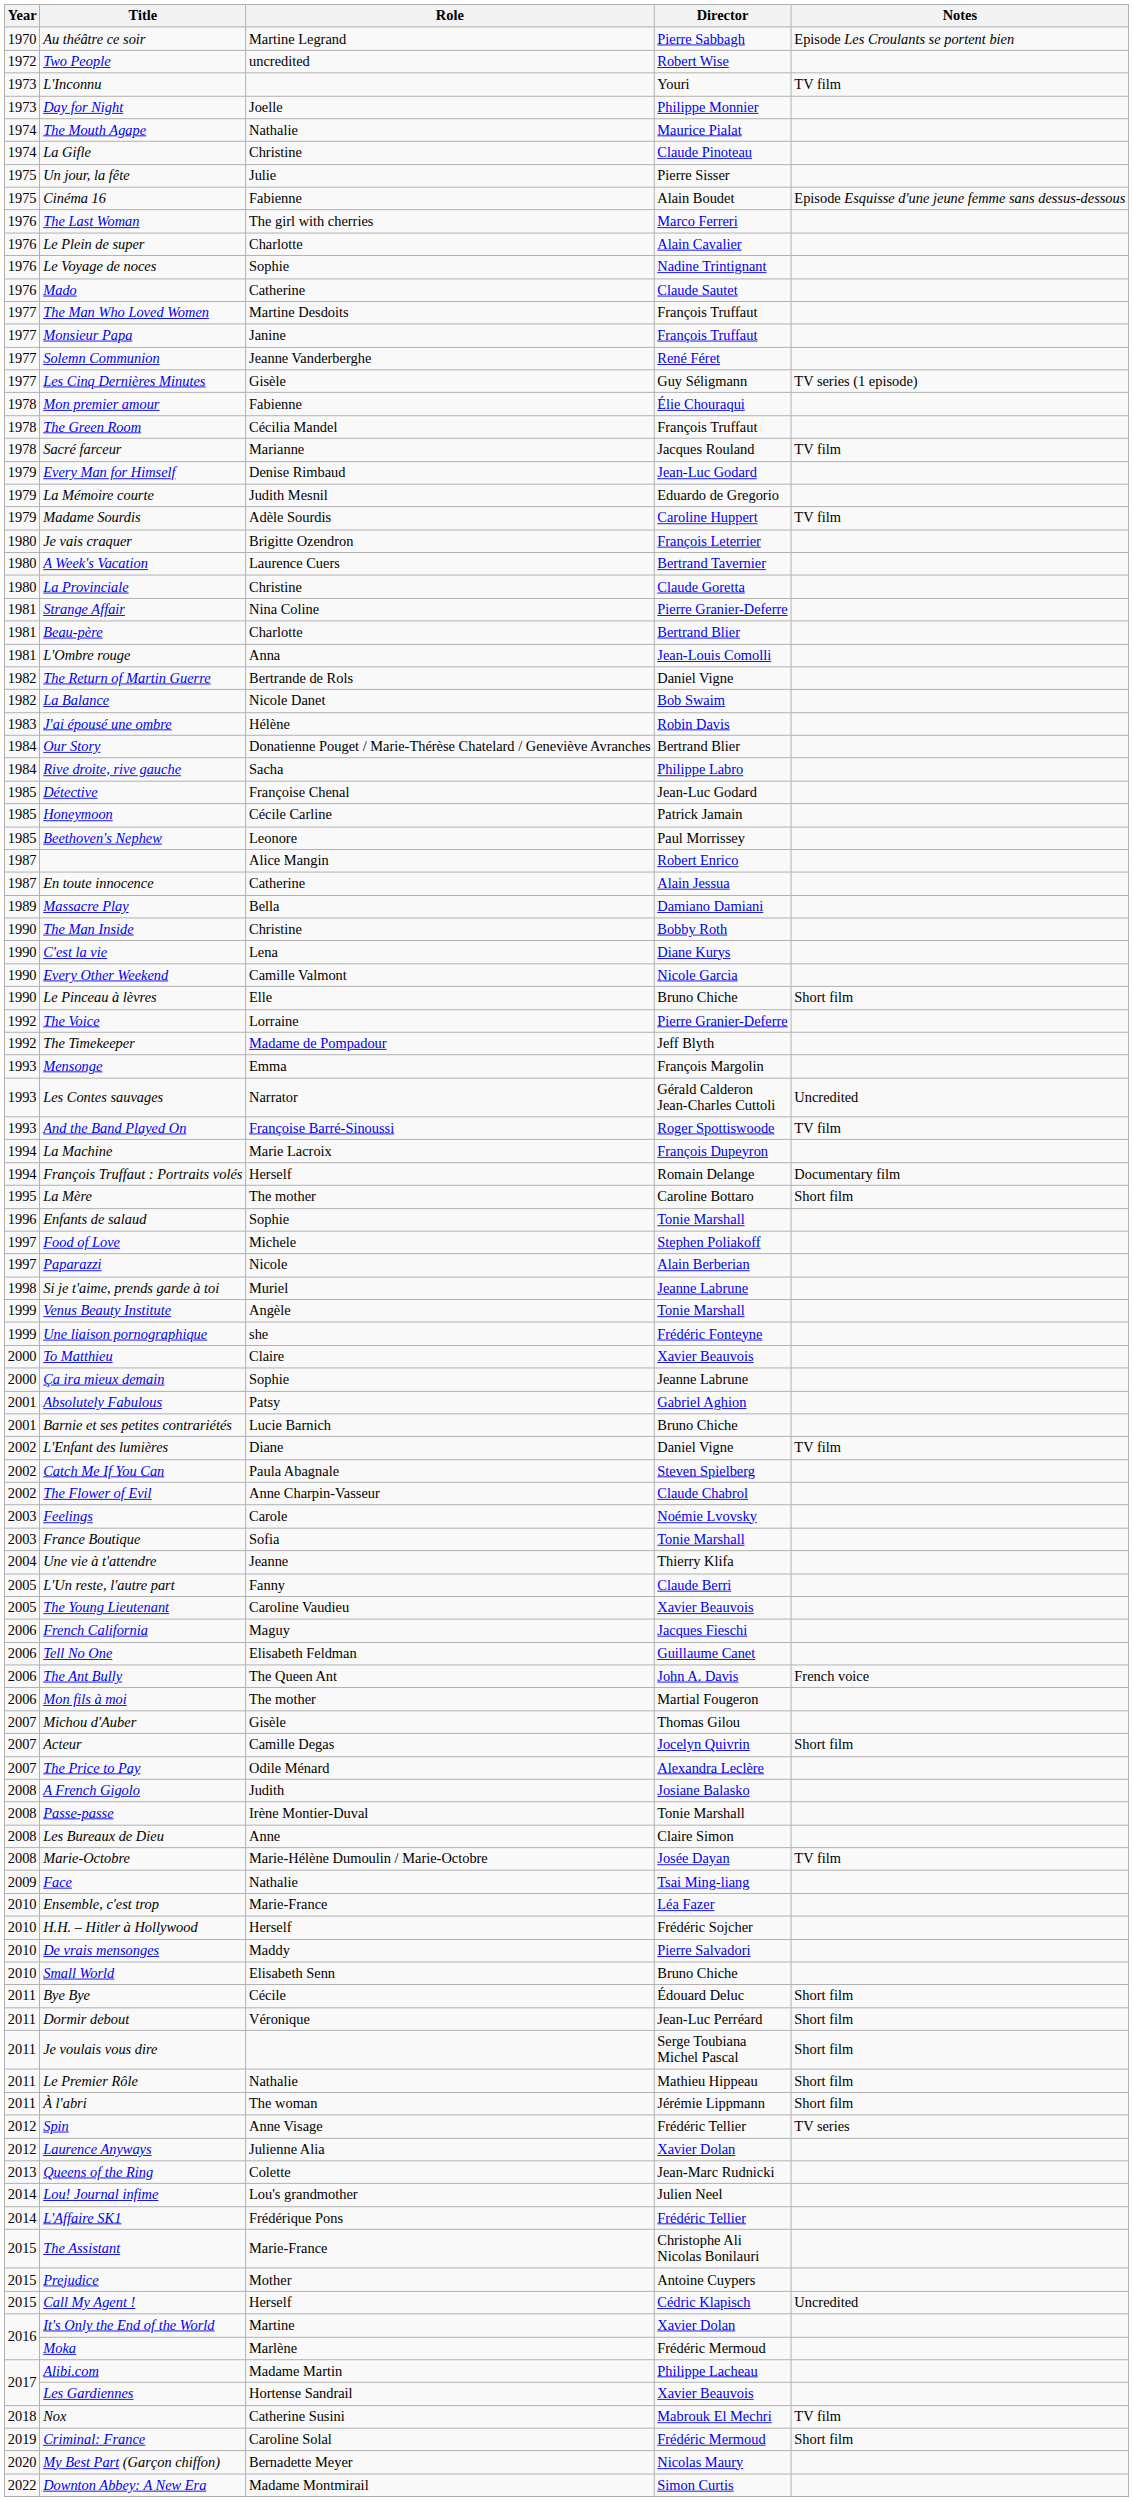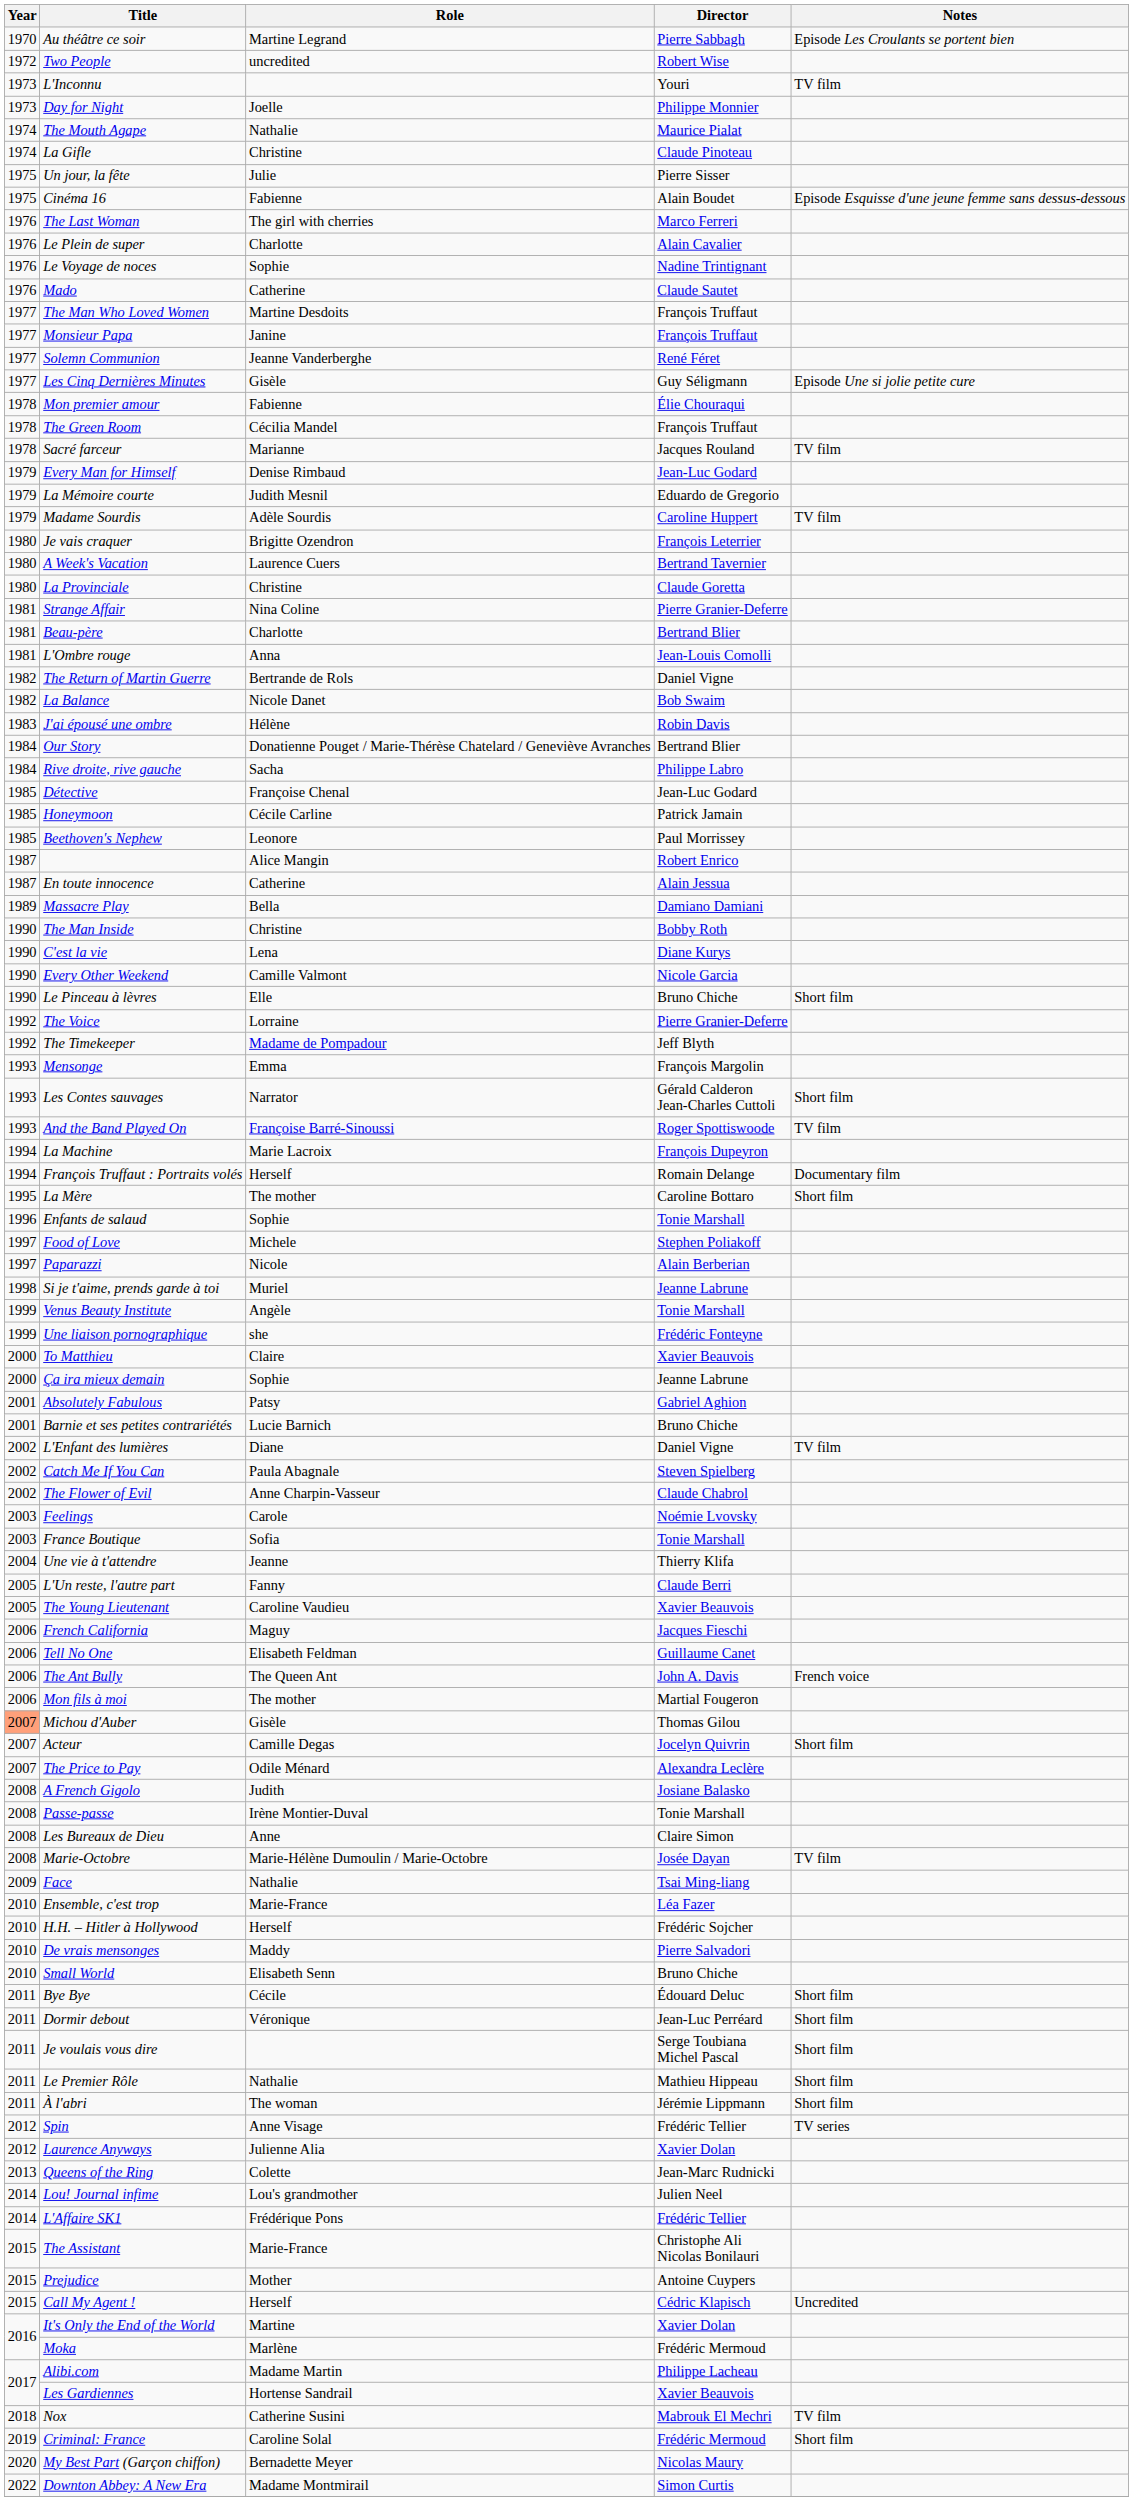(856, 381) TV series (1 episode) -> (885, 381) Episode Une si jolie petite cure
(826, 1097) Uncredited -> (824, 1097) Short film
(22, 1722) no background -> (22, 1722) lightsalmon background
